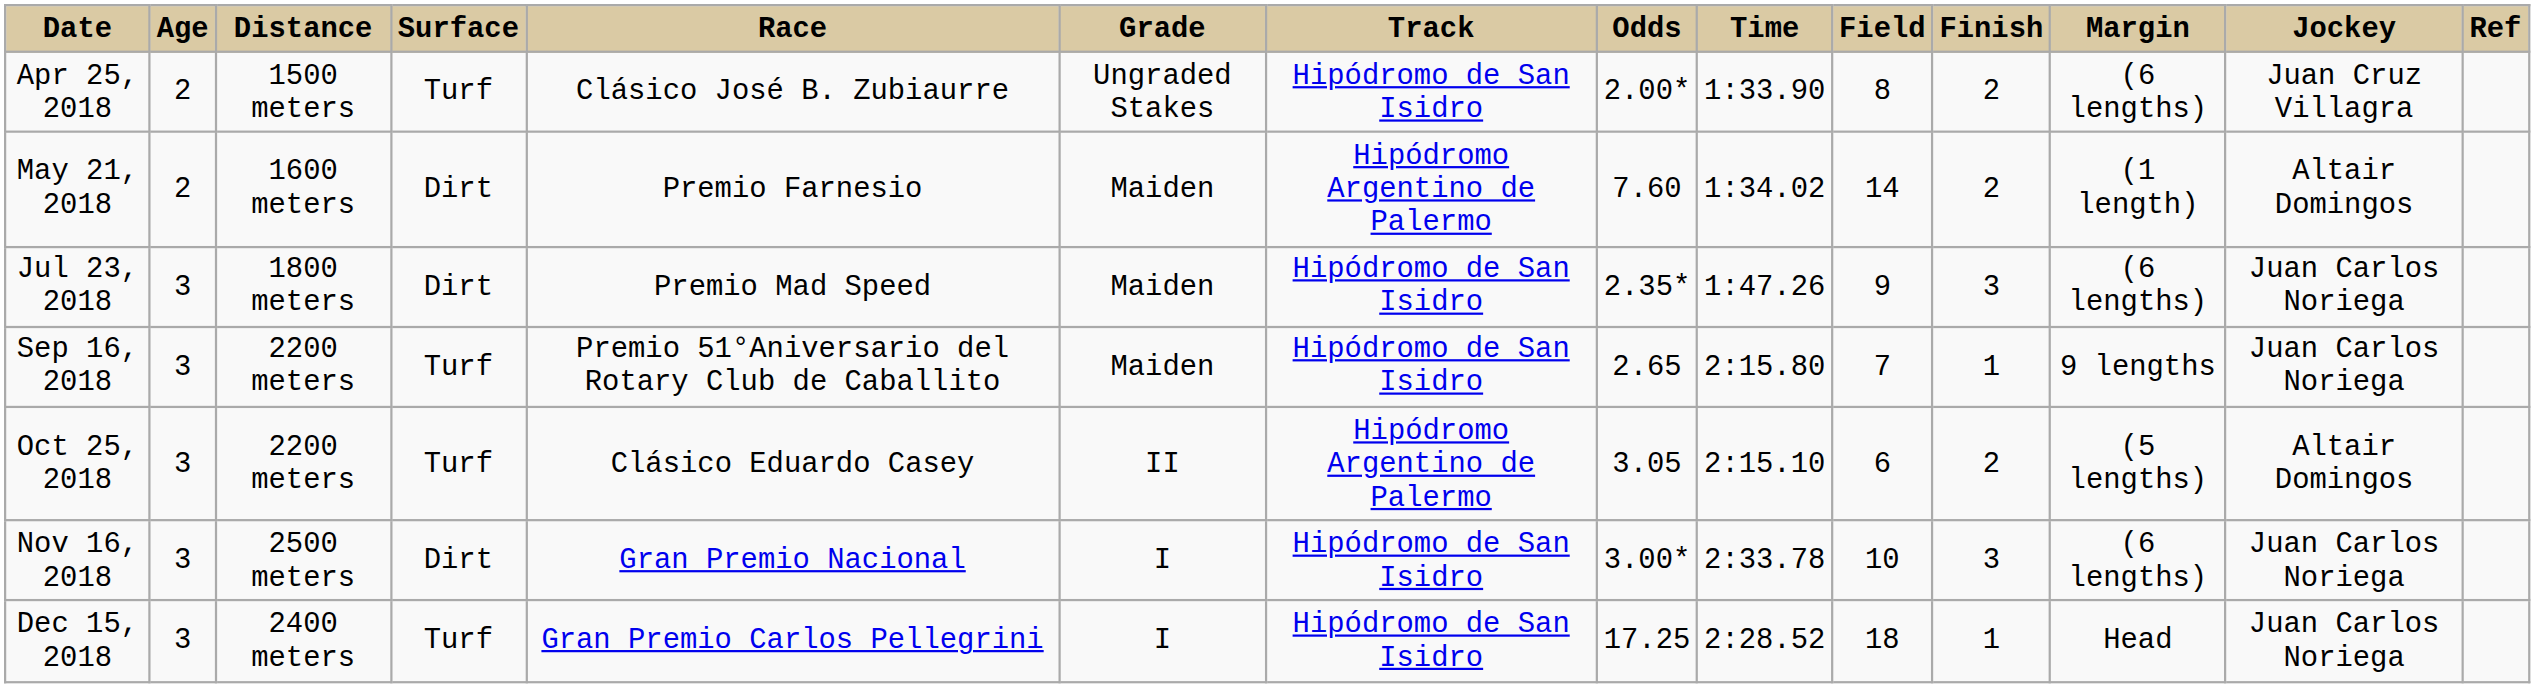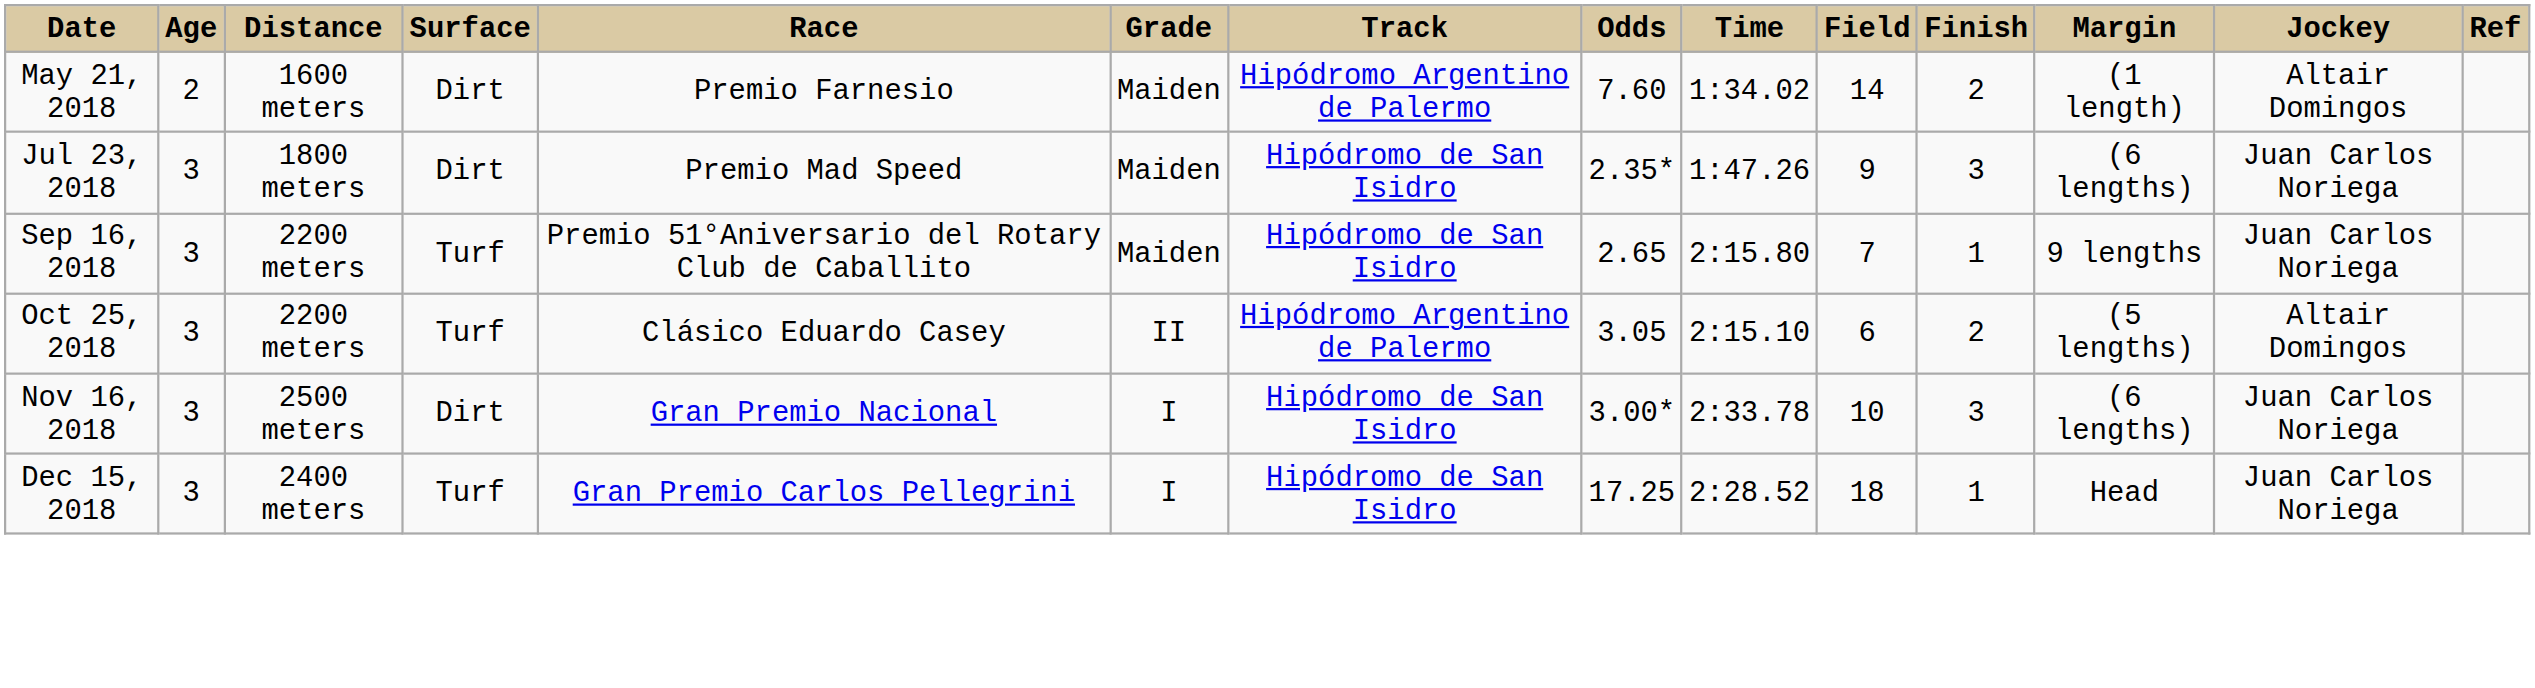- row: (77, 92)
